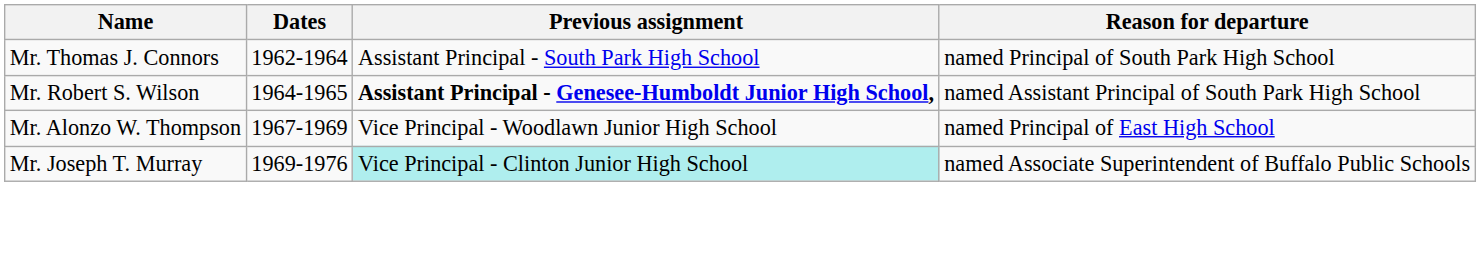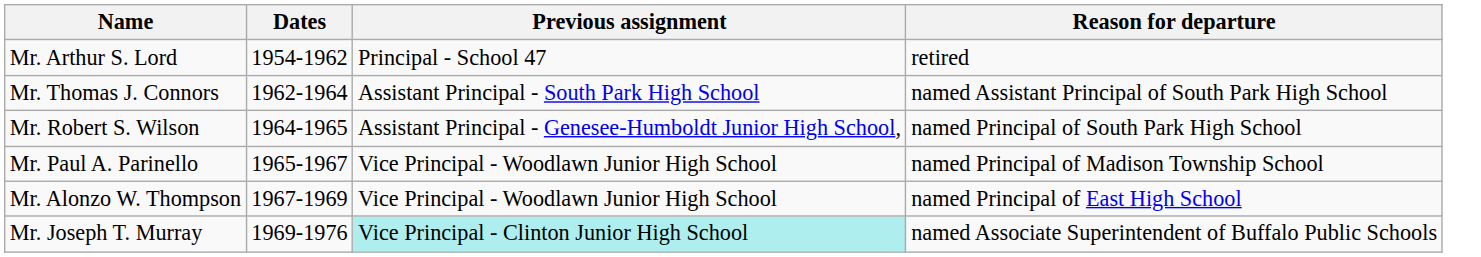+ row: (94, 57)
(1139, 57) named Principal of South Park High School -> (1149, 92) named Assistant Principal of South Park High School
(646, 92) bold -> (629, 127) normal
(1182, 92) named Assistant Principal of South Park High School -> (1106, 127) named Principal of South Park High School
+ row: (104, 163)
